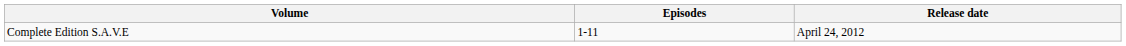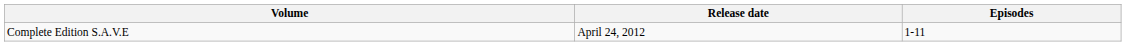columns swapped: (685, 13) <-> (958, 13)
